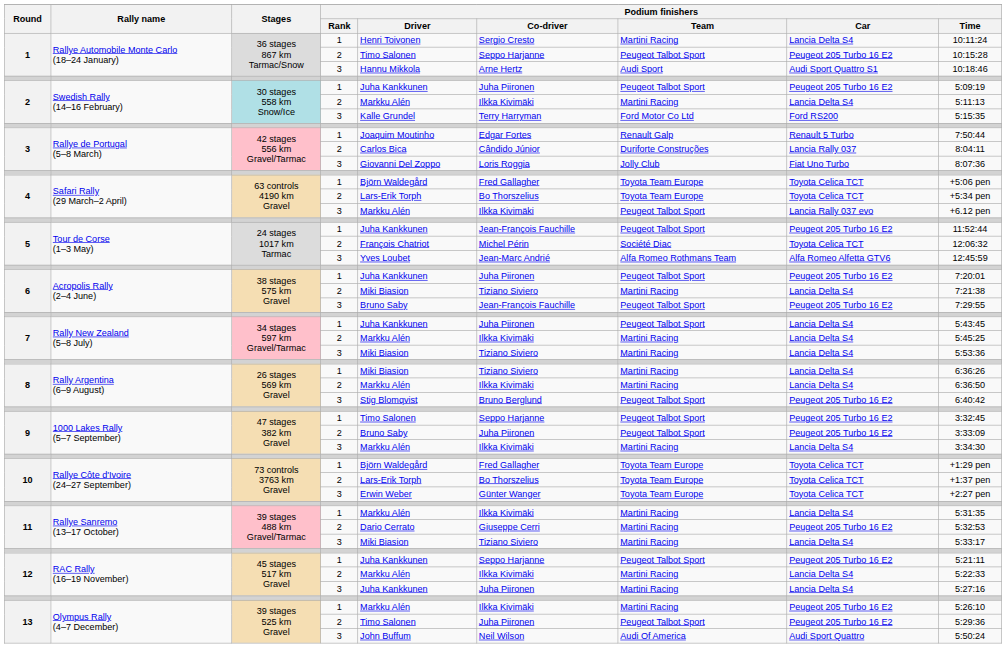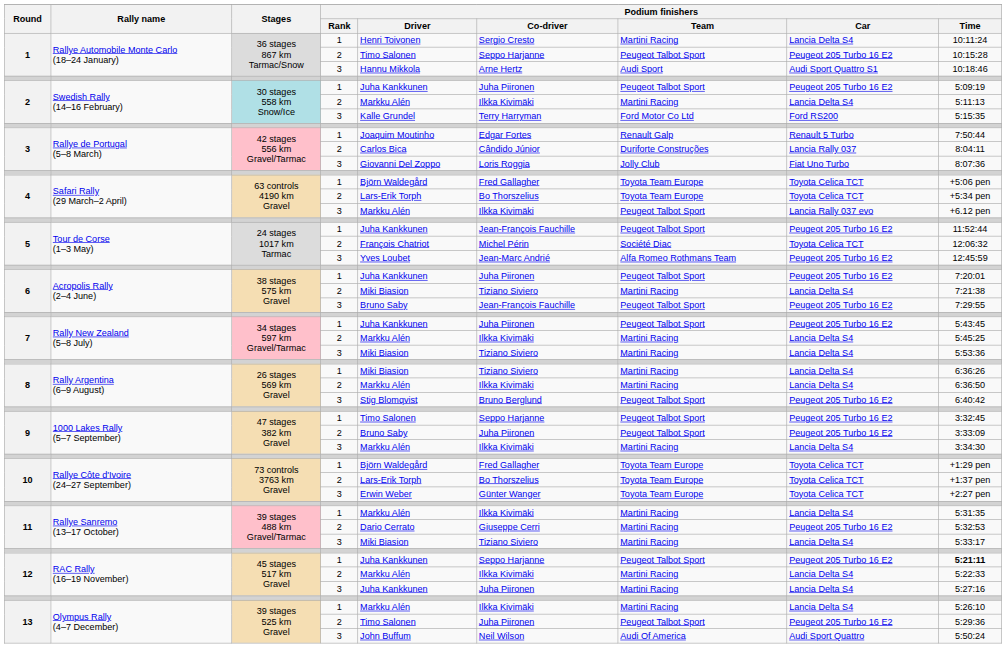(840, 258) Alfa Romeo Alfetta GTV6 -> (841, 258) Peugeot 205 Turbo 16 E2
(821, 324) Lancia Delta S4 -> (841, 324) Peugeot 205 Turbo 16 E2
(970, 560) normal -> (970, 560) bold
(841, 608) Peugeot 205 Turbo 16 E2 -> (821, 608) Lancia Delta S4
